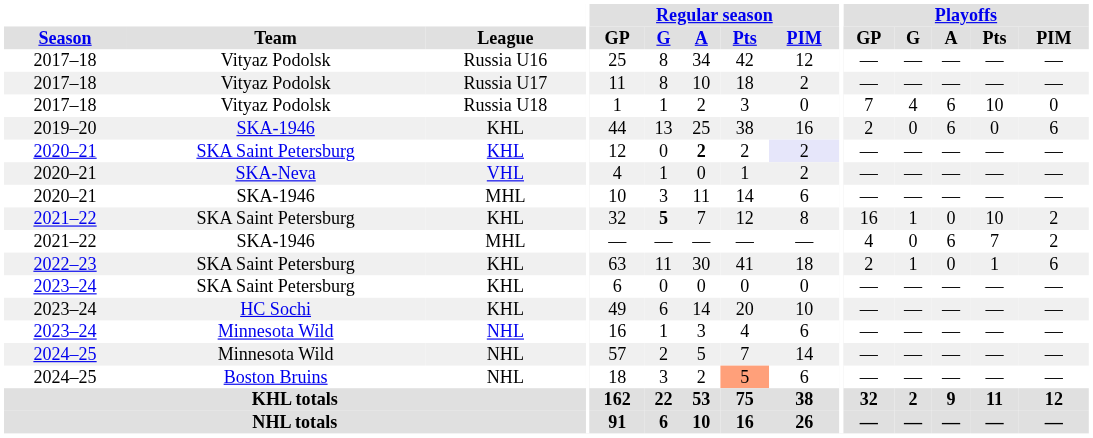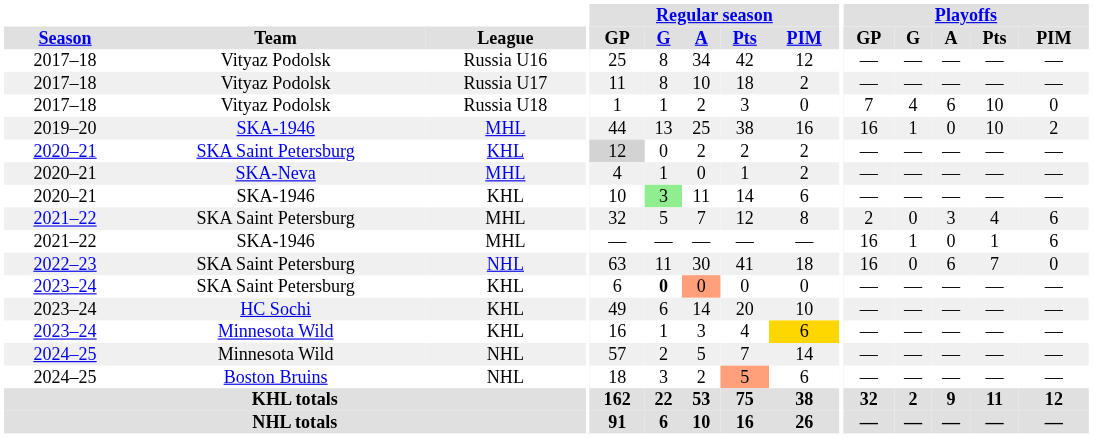(505, 128) KHL -> (505, 128) MHL
(869, 128) 2 -> (869, 128) 16
(913, 128) 0 -> (913, 128) 1
(951, 128) 6 -> (951, 128) 0
(994, 128) 0 -> (994, 128) 10
(1054, 128) 6 -> (1054, 128) 2
(617, 150) no background -> (617, 150) lightgrey background
(701, 150) bold -> (701, 150) normal
(804, 150) lavender background -> (804, 150) no background
(505, 173) VHL -> (505, 173) MHL
(505, 196) MHL -> (505, 196) KHL
(663, 196) no background -> (663, 196) lightgreen background
(505, 218) KHL -> (505, 218) MHL
(663, 218) bold -> (663, 218) normal
(869, 218) 16 -> (869, 218) 2
(913, 218) 1 -> (913, 218) 0
(951, 218) 0 -> (951, 218) 3
(994, 218) 10 -> (994, 218) 4
(1054, 218) 2 -> (1054, 218) 6
(869, 241) 4 -> (869, 241) 16
(913, 241) 0 -> (913, 241) 1
(951, 241) 6 -> (951, 241) 0
(994, 241) 7 -> (994, 241) 1
(1054, 241) 2 -> (1054, 241) 6
(505, 263) KHL -> (505, 263) NHL
(869, 263) 2 -> (869, 263) 16
(913, 263) 1 -> (913, 263) 0
(951, 263) 0 -> (951, 263) 6
(994, 263) 1 -> (994, 263) 7
(1054, 263) 6 -> (1054, 263) 0
(663, 286) normal -> (663, 286) bold
(701, 286) no background -> (701, 286) lightsalmon background
(505, 331) NHL -> (505, 331) KHL
(804, 331) no background -> (804, 331) gold background
